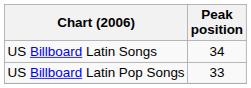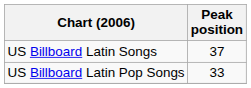(217, 51) 34 -> (217, 51) 37
